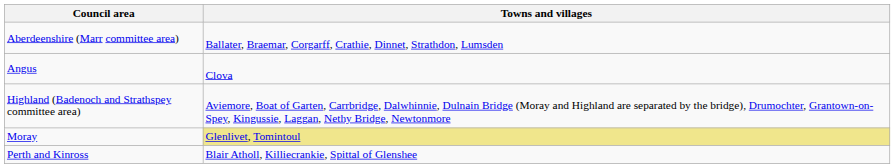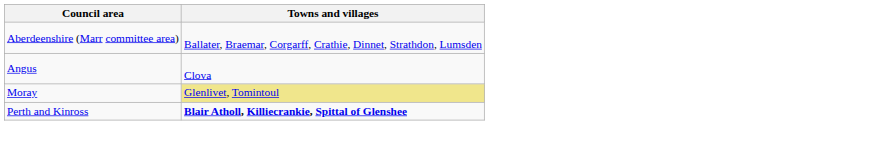- row: (89, 105)
(311, 154) normal -> (296, 111) bold
